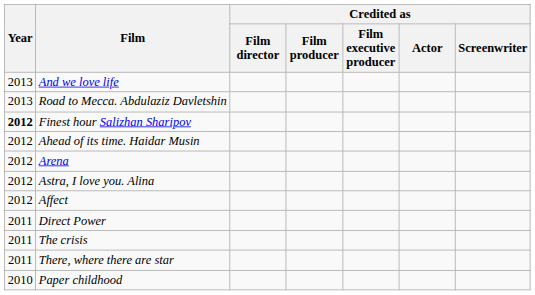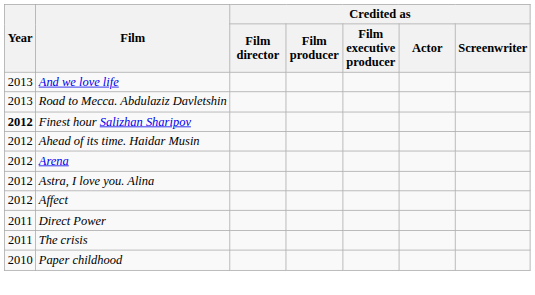- row: (106, 260)
